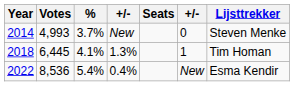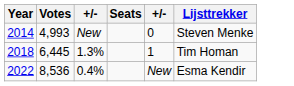- column: (90, 14)
